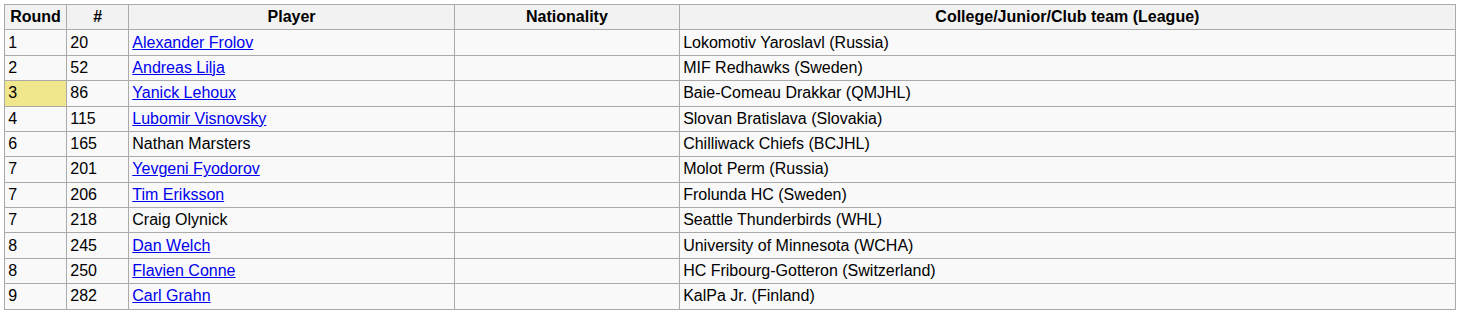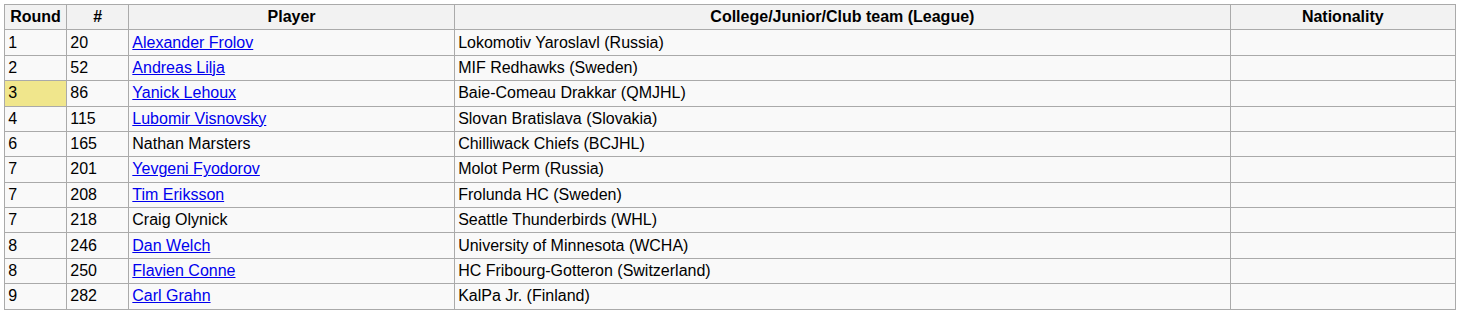columns swapped: (567, 17) <-> (1067, 17)
(84, 194) 206 -> (84, 194) 208
(84, 245) 245 -> (84, 245) 246
